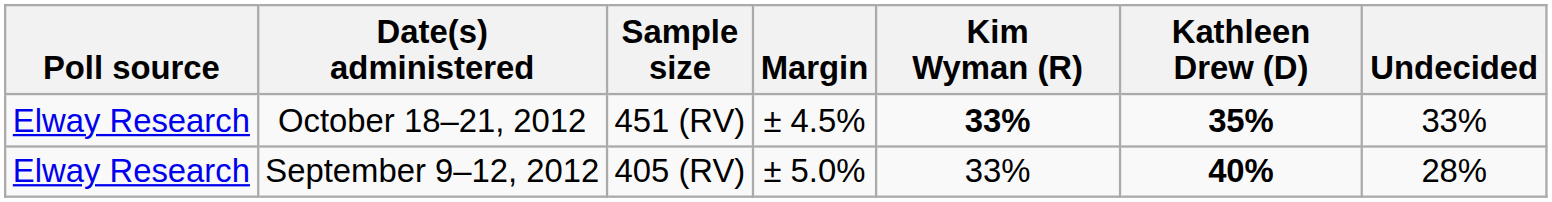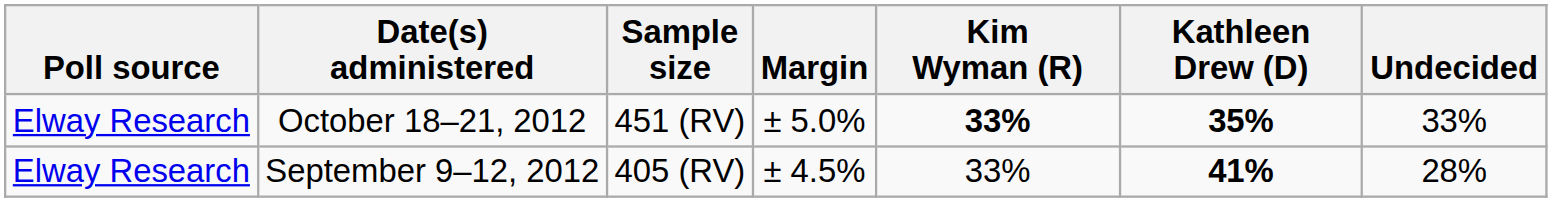(814, 120) ± 4.5% -> (814, 120) ± 5.0%
(814, 172) ± 5.0% -> (814, 172) ± 4.5%
(1241, 172) 40% -> (1241, 172) 41%
